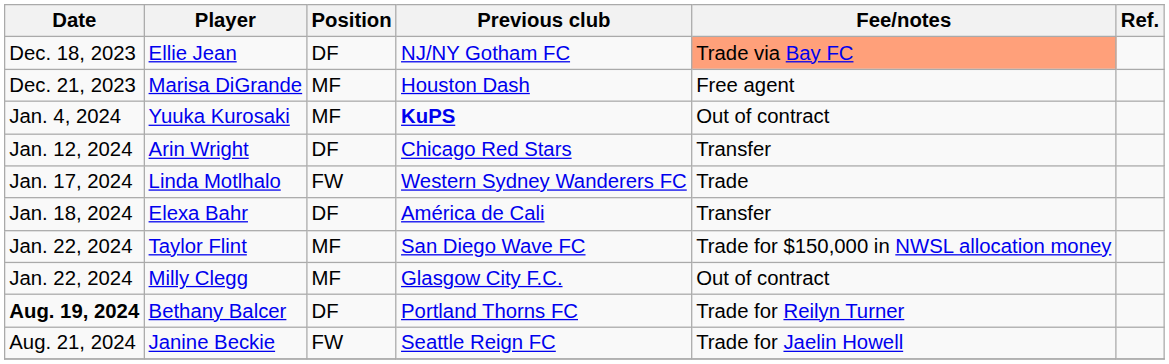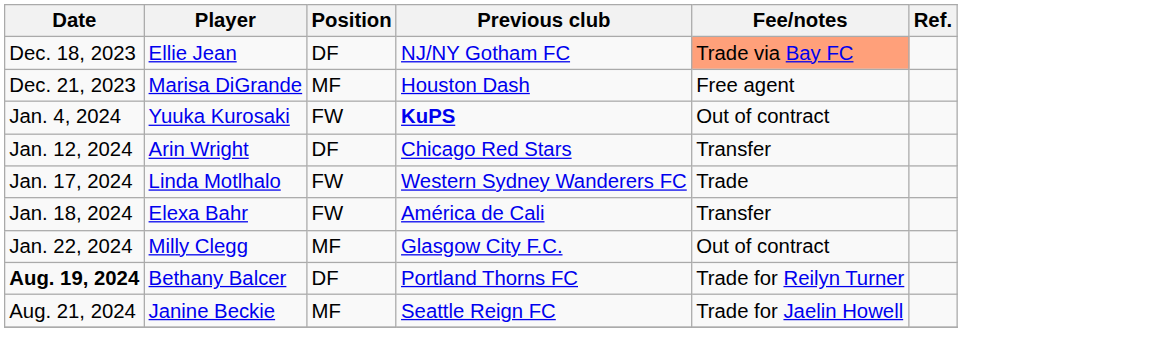(326, 117) MF -> (327, 117) FW
(325, 213) DF -> (327, 213) FW
- row: (198, 246)
(327, 342) FW -> (326, 310) MF
